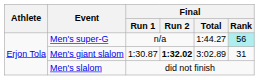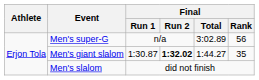(211, 40) 1:44.27 -> (211, 40) 3:02.89
(241, 40) paleturquoise background -> (241, 40) no background
(211, 54) 3:02.89 -> (211, 54) 1:44.27
(241, 54) 31 -> (241, 54) 35
